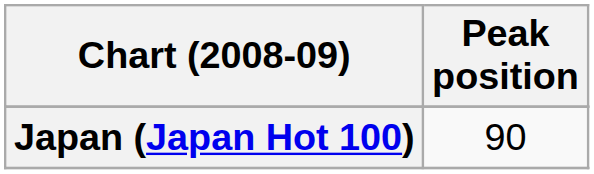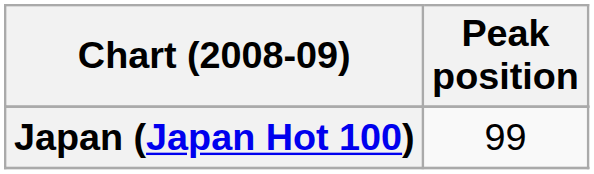(505, 136) 90 -> (505, 136) 99
